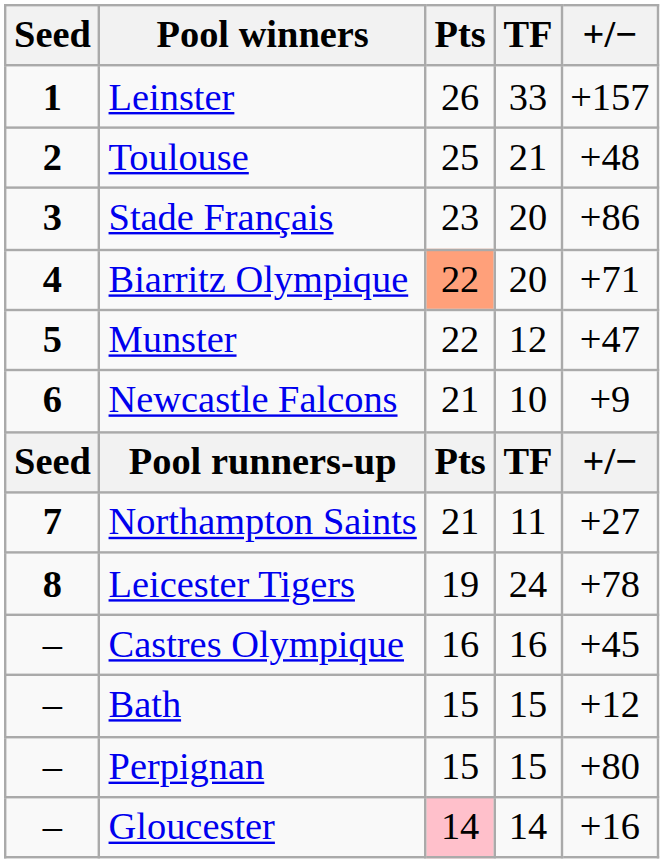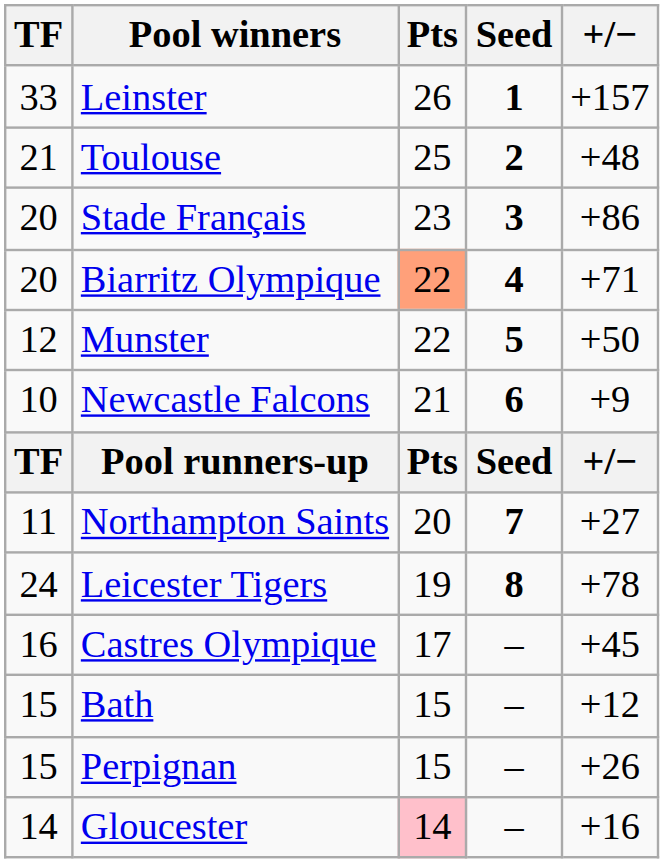columns swapped: (52, 34) <-> (528, 34)
(610, 339) +47 -> (610, 339) +50
(460, 522) 21 -> (432, 522) 20
(460, 643) 16 -> (432, 643) 17
(610, 765) +80 -> (610, 765) +26
